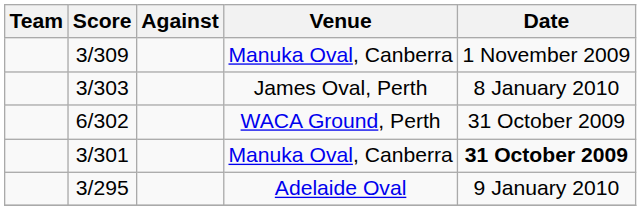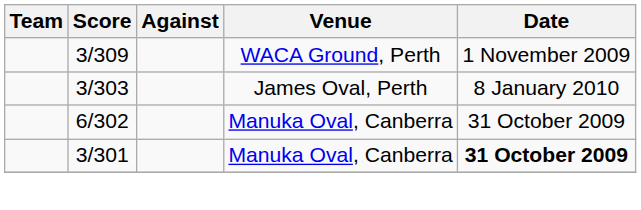(341, 54) Manuka Oval, Canberra -> (341, 54) WACA Ground, Perth
(341, 121) WACA Ground, Perth -> (341, 121) Manuka Oval, Canberra
- row: (102, 188)
